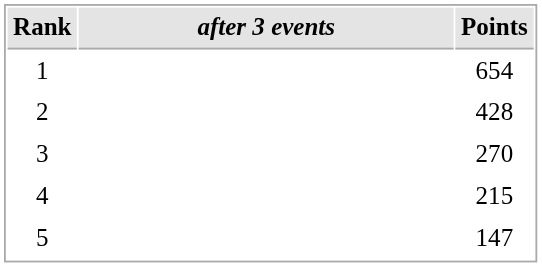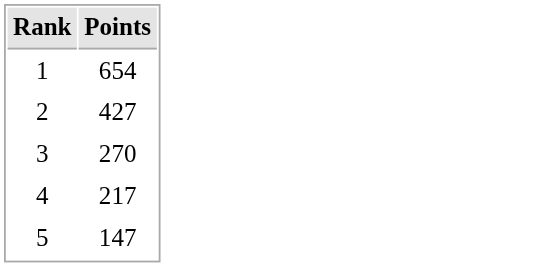- column: (266, 27)
(494, 112) 428 -> (118, 112) 427
(494, 196) 215 -> (118, 196) 217
